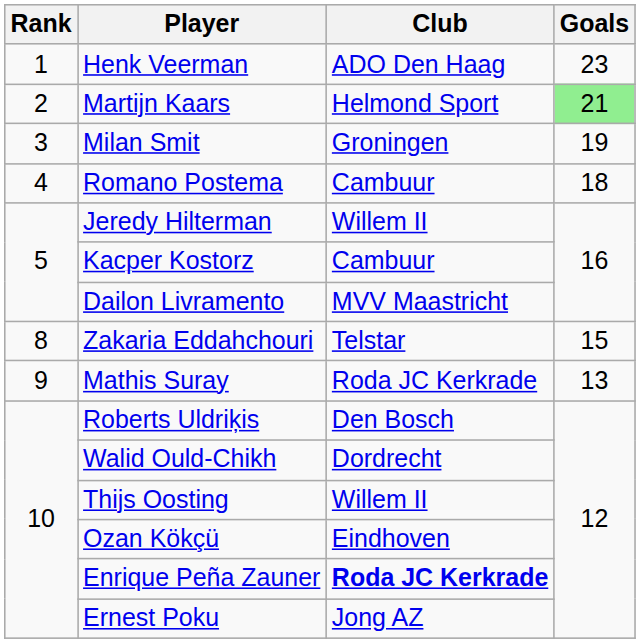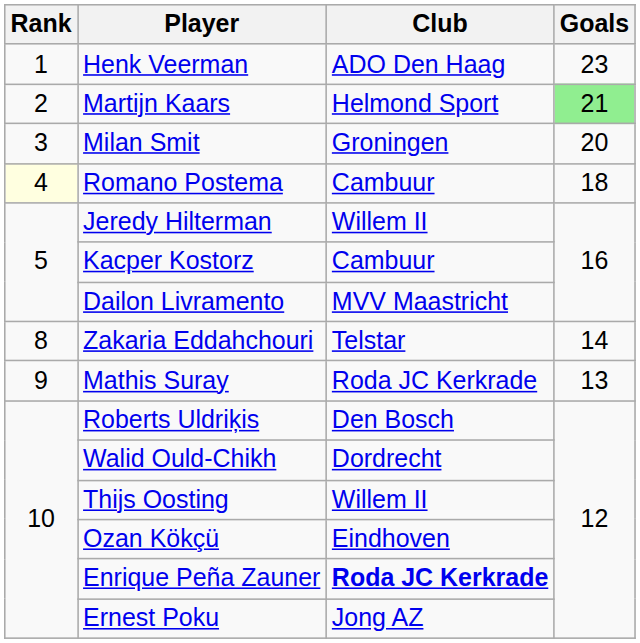(594, 143) 19 -> (594, 143) 20
(41, 182) no background -> (41, 182) lightyellow background
(594, 340) 15 -> (594, 340) 14
